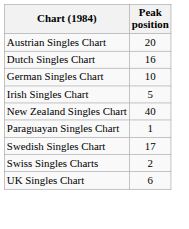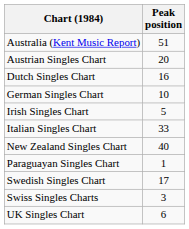+ row: (73, 42)
+ row: (52, 128)
(150, 163) 2 -> (164, 197) 3
